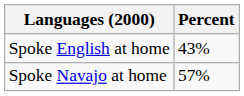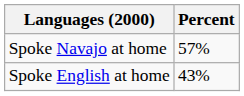rows swapped: (88, 76) <-> (89, 47)
